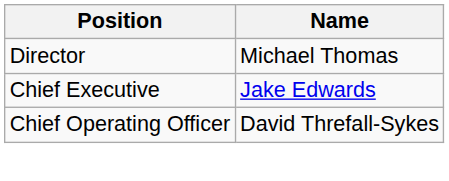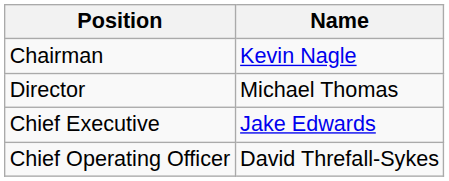+ row: (56, 55)
